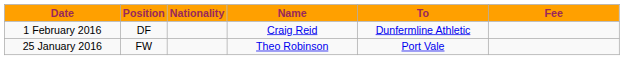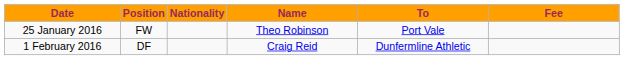rows swapped: (62, 47) <-> (62, 30)
